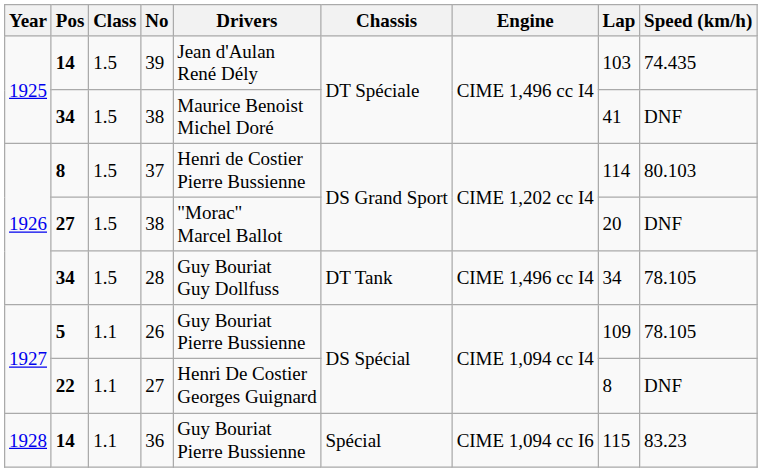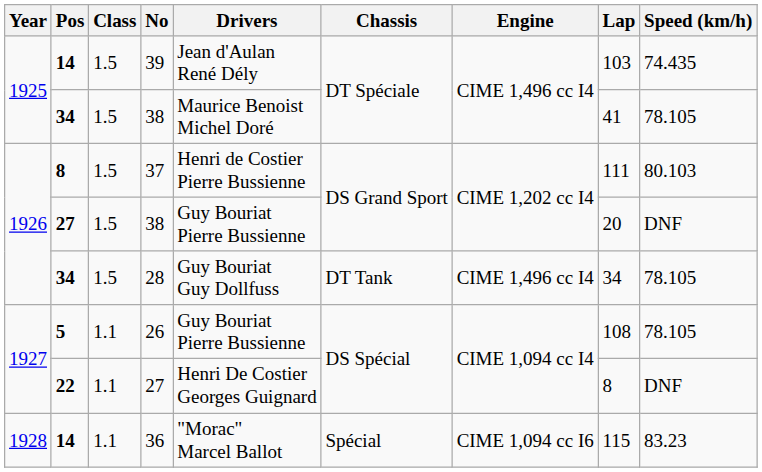(663, 116) DNF -> (670, 116) 78.105
(616, 170) 114 -> (616, 170) 111
(230, 224) "Morac" Marcel Ballot -> (241, 224) Guy Bouriat Pierre Bussienne
(617, 332) 109 -> (617, 332) 108
(241, 439) Guy Bouriat Pierre Bussienne -> (230, 439) "Morac" Marcel Ballot
